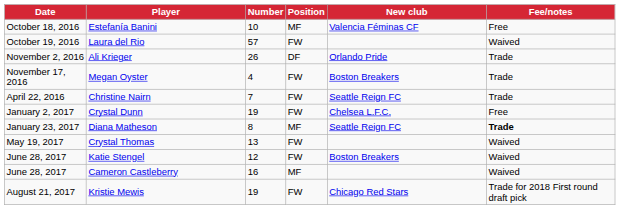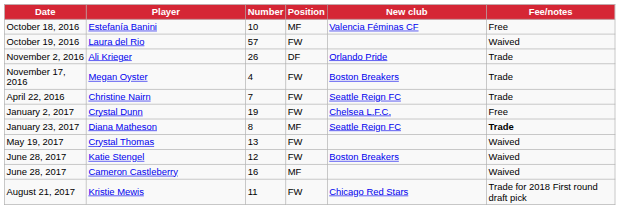(253, 192) 19 -> (253, 192) 11
